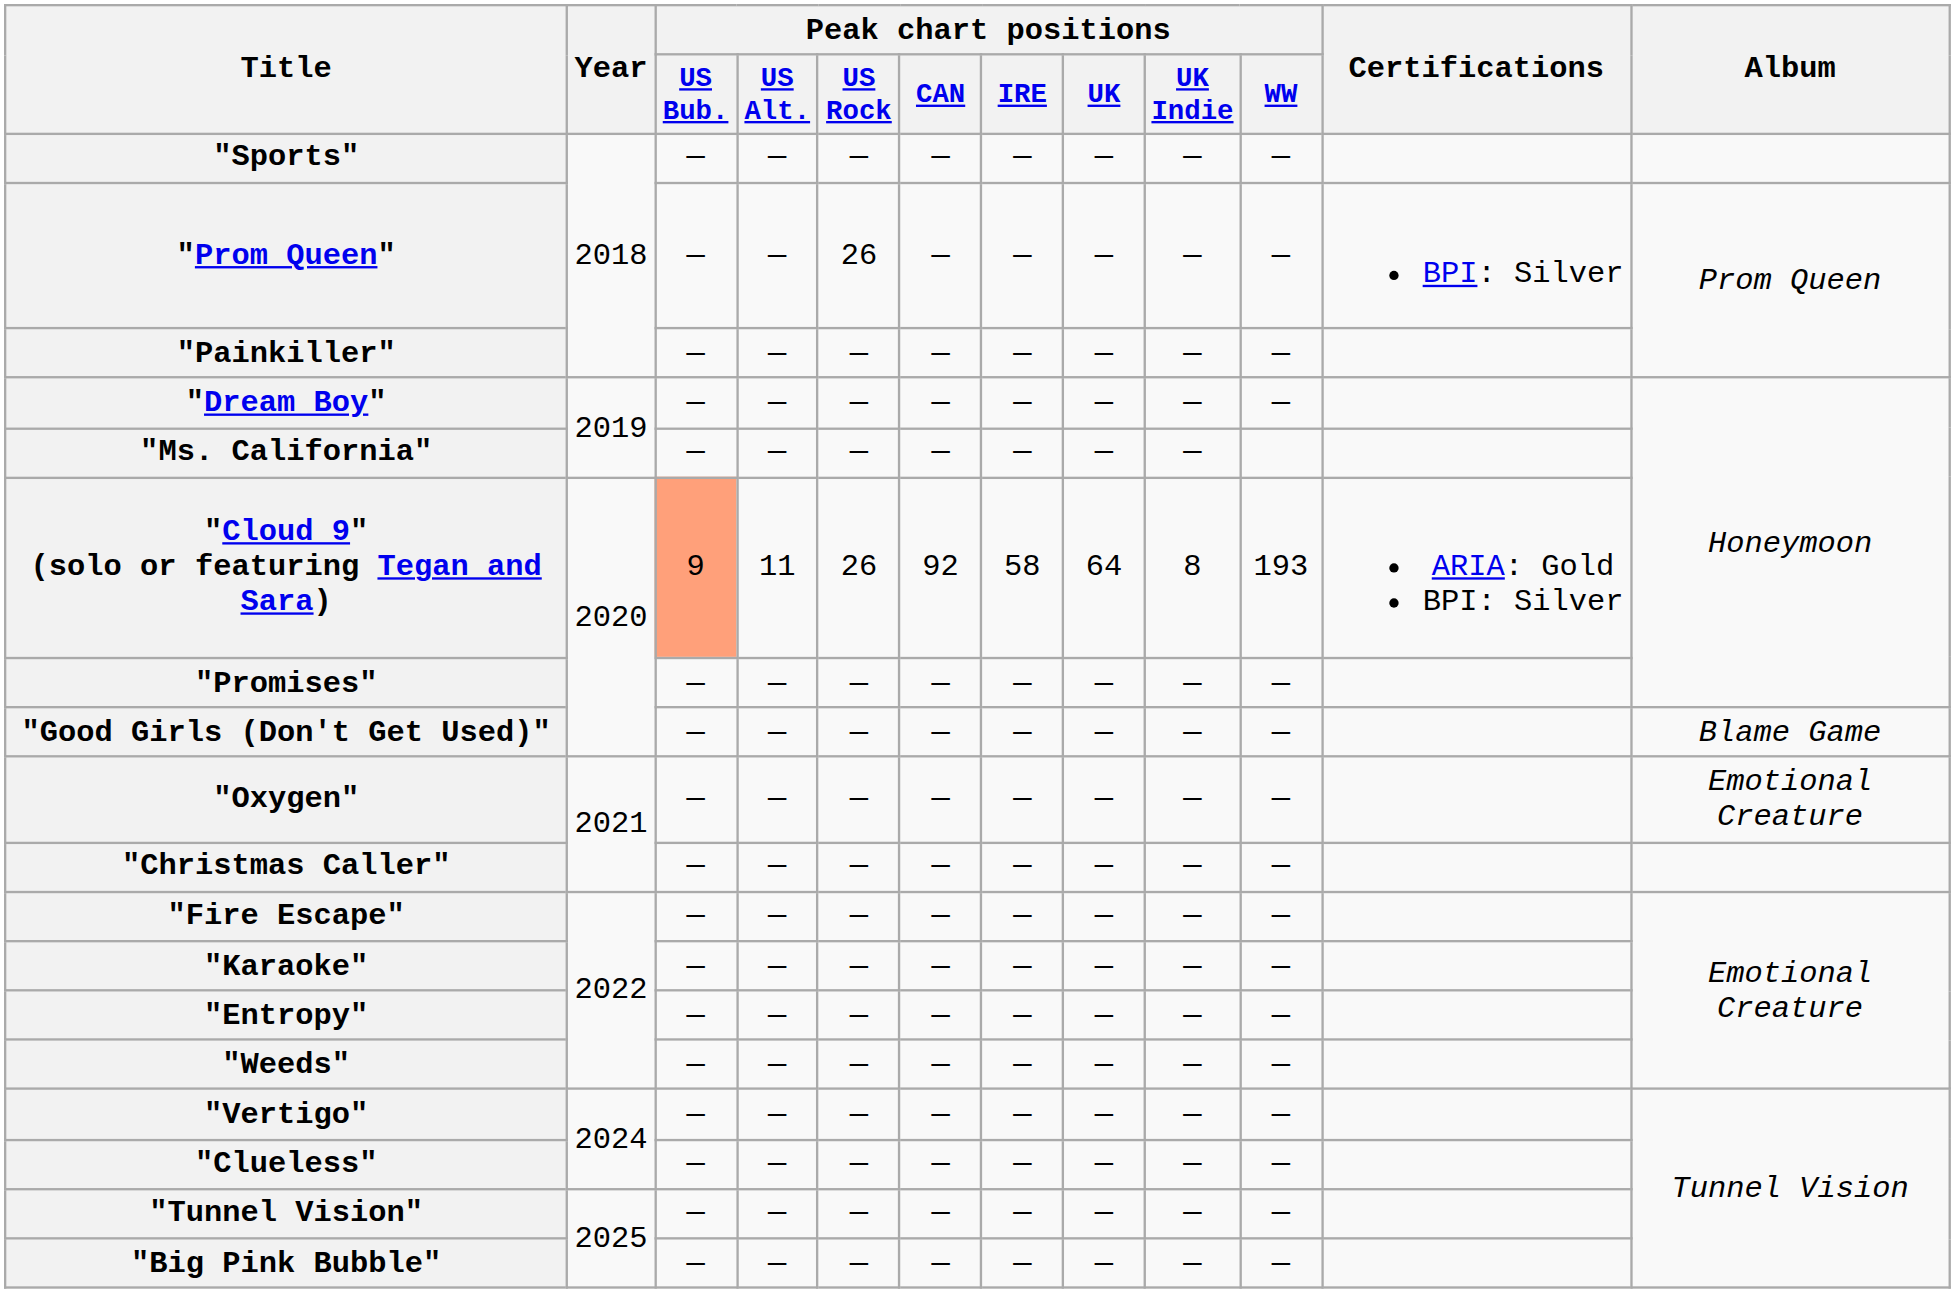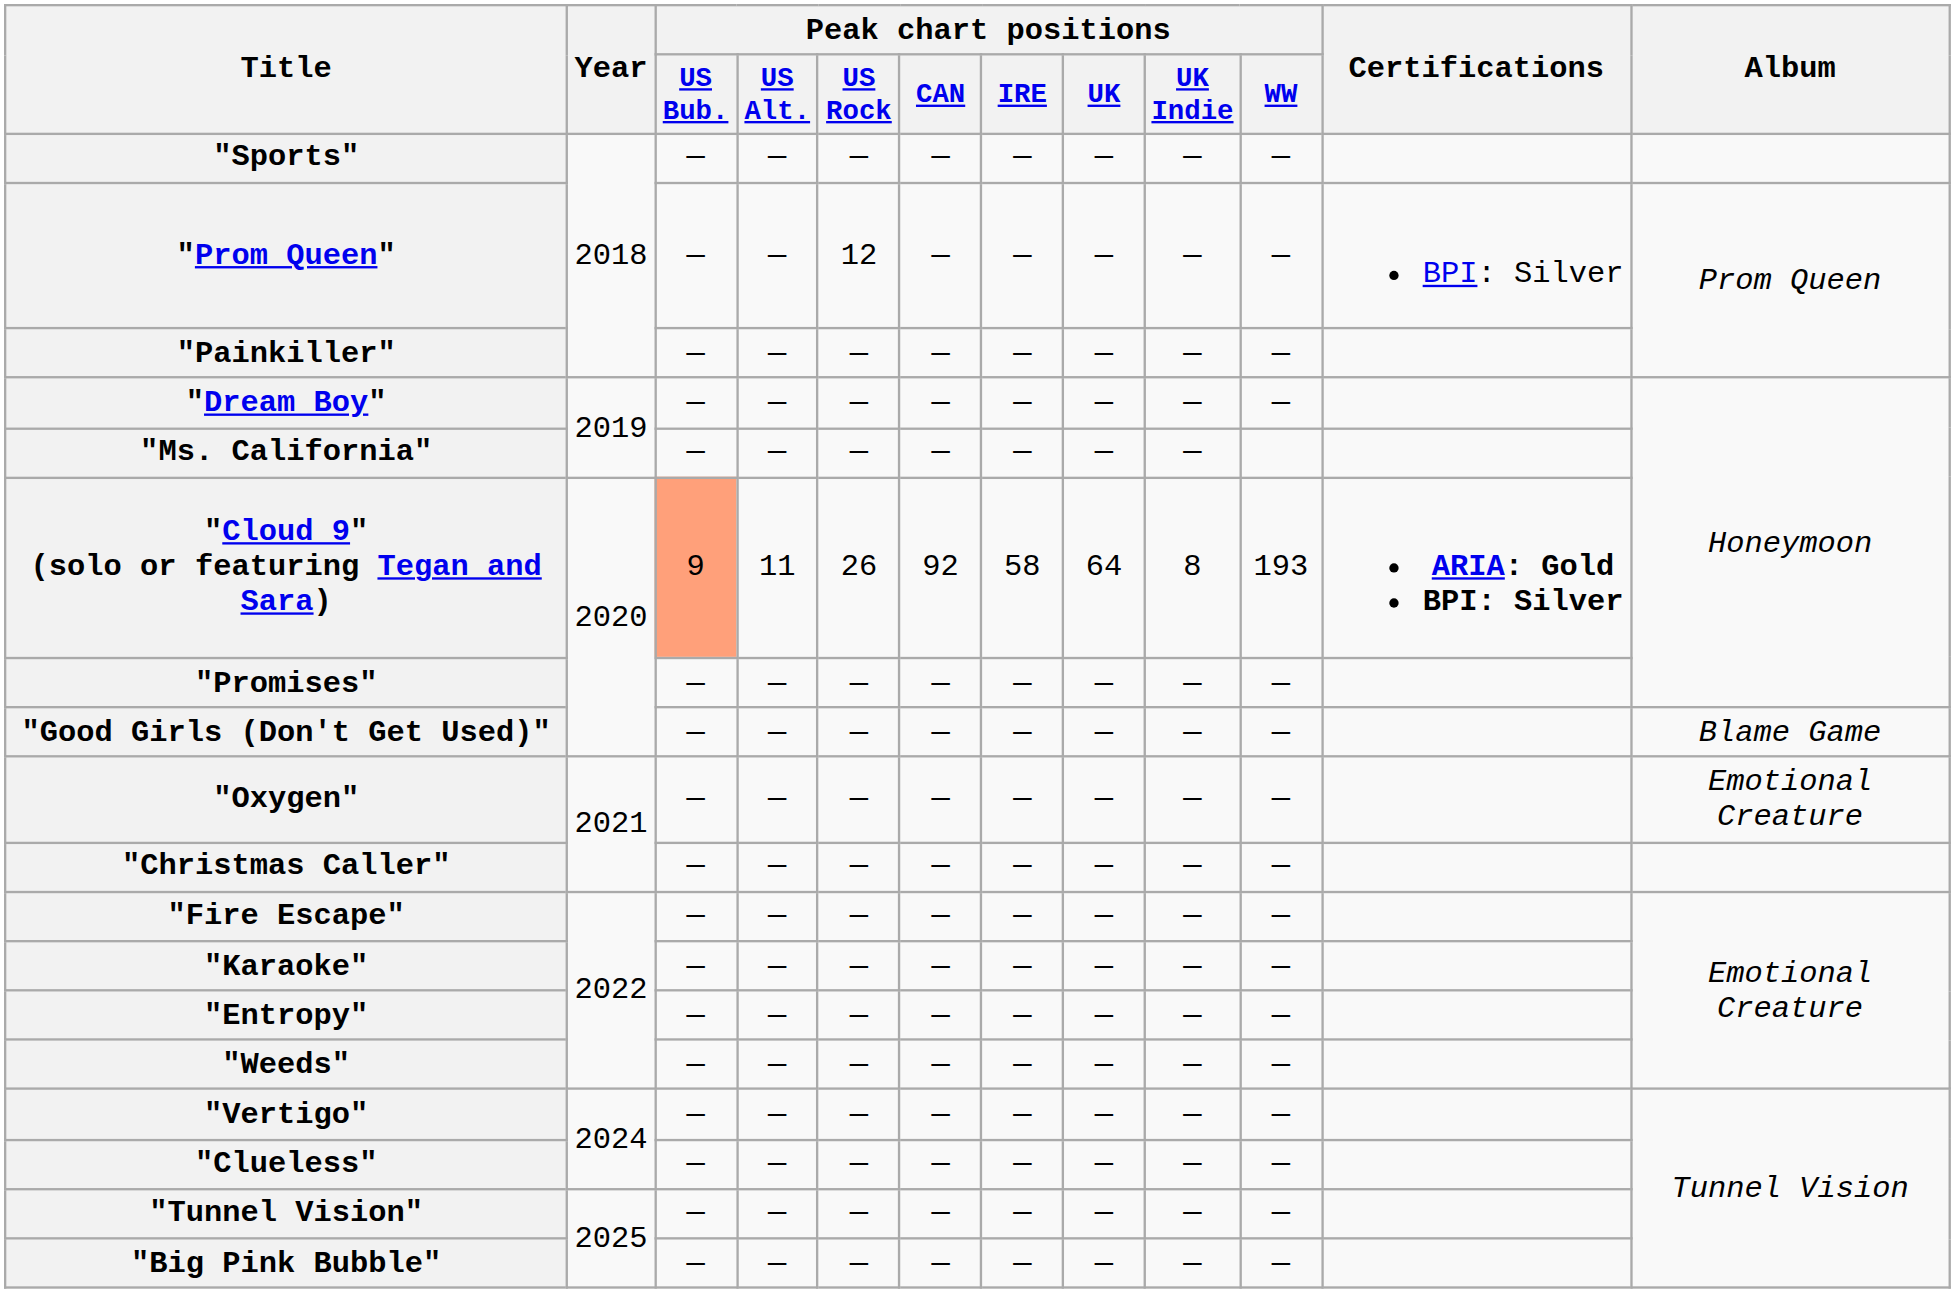(859, 256) 26 -> (859, 256) 12
(1476, 585) normal -> (1476, 585) bold
